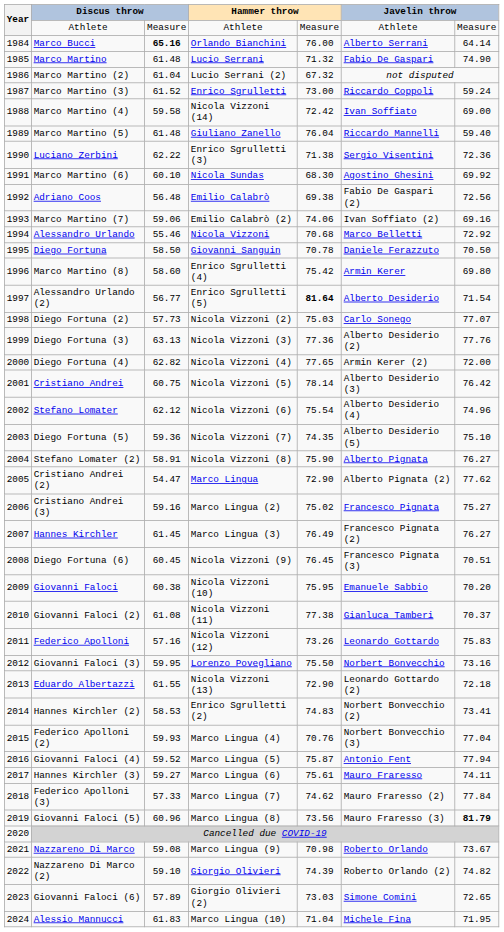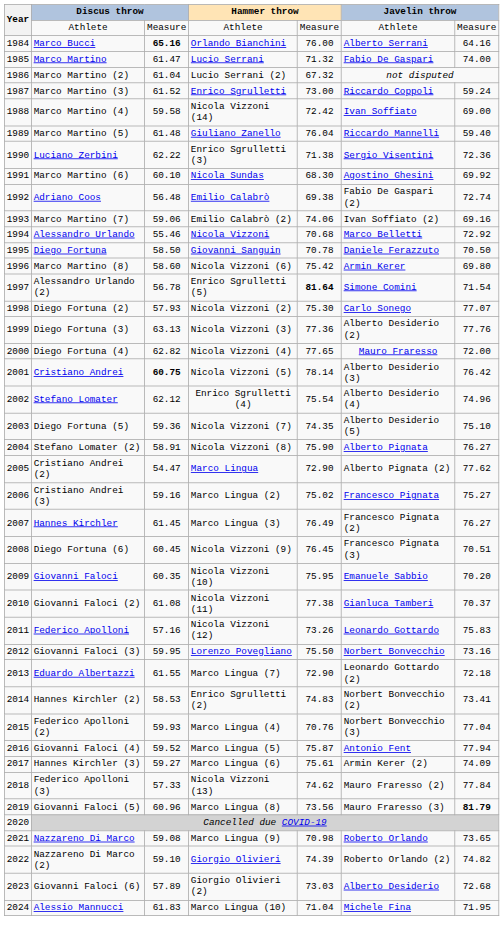(477, 43) 64.14 -> (477, 43) 64.16
(167, 59) 61.48 -> (167, 59) 61.47
(477, 59) 74.90 -> (477, 59) 74.00
(477, 197) 72.56 -> (477, 197) 72.74
(239, 271) Enrico Sgrulletti (4) -> (241, 266) Nicola Vizzoni (6)
(167, 298) 56.77 -> (167, 287) 56.78
(391, 298) Alberto Desiderio -> (380, 287) Simone Comini
(167, 320) 57.73 -> (167, 308) 57.93
(319, 320) 75.03 -> (319, 308) 75.30
(386, 362) Armin Kerer (2) -> (398, 351) Mauro Fraresso
(167, 384) normal -> (167, 372) bold
(241, 410) Nicola Vizzoni (6) -> (243, 399) Enrico Sgrulletti (4)
(167, 588) 60.38 -> (167, 577) 60.35
(230, 684) Nicola Vizzoni (13) -> (236, 673) Marco Lingua (7)
(383, 775) Mauro Fraresso -> (386, 764) Armin Kerer (2)
(477, 775) 74.11 -> (477, 764) 74.09
(236, 796) Marco Lingua (7) -> (230, 785) Nicola Vizzoni (13)
(477, 849) 73.67 -> (477, 838) 73.65
(380, 897) Simone Comini -> (391, 886) Alberto Desiderio
(477, 897) 72.65 -> (477, 886) 72.68
